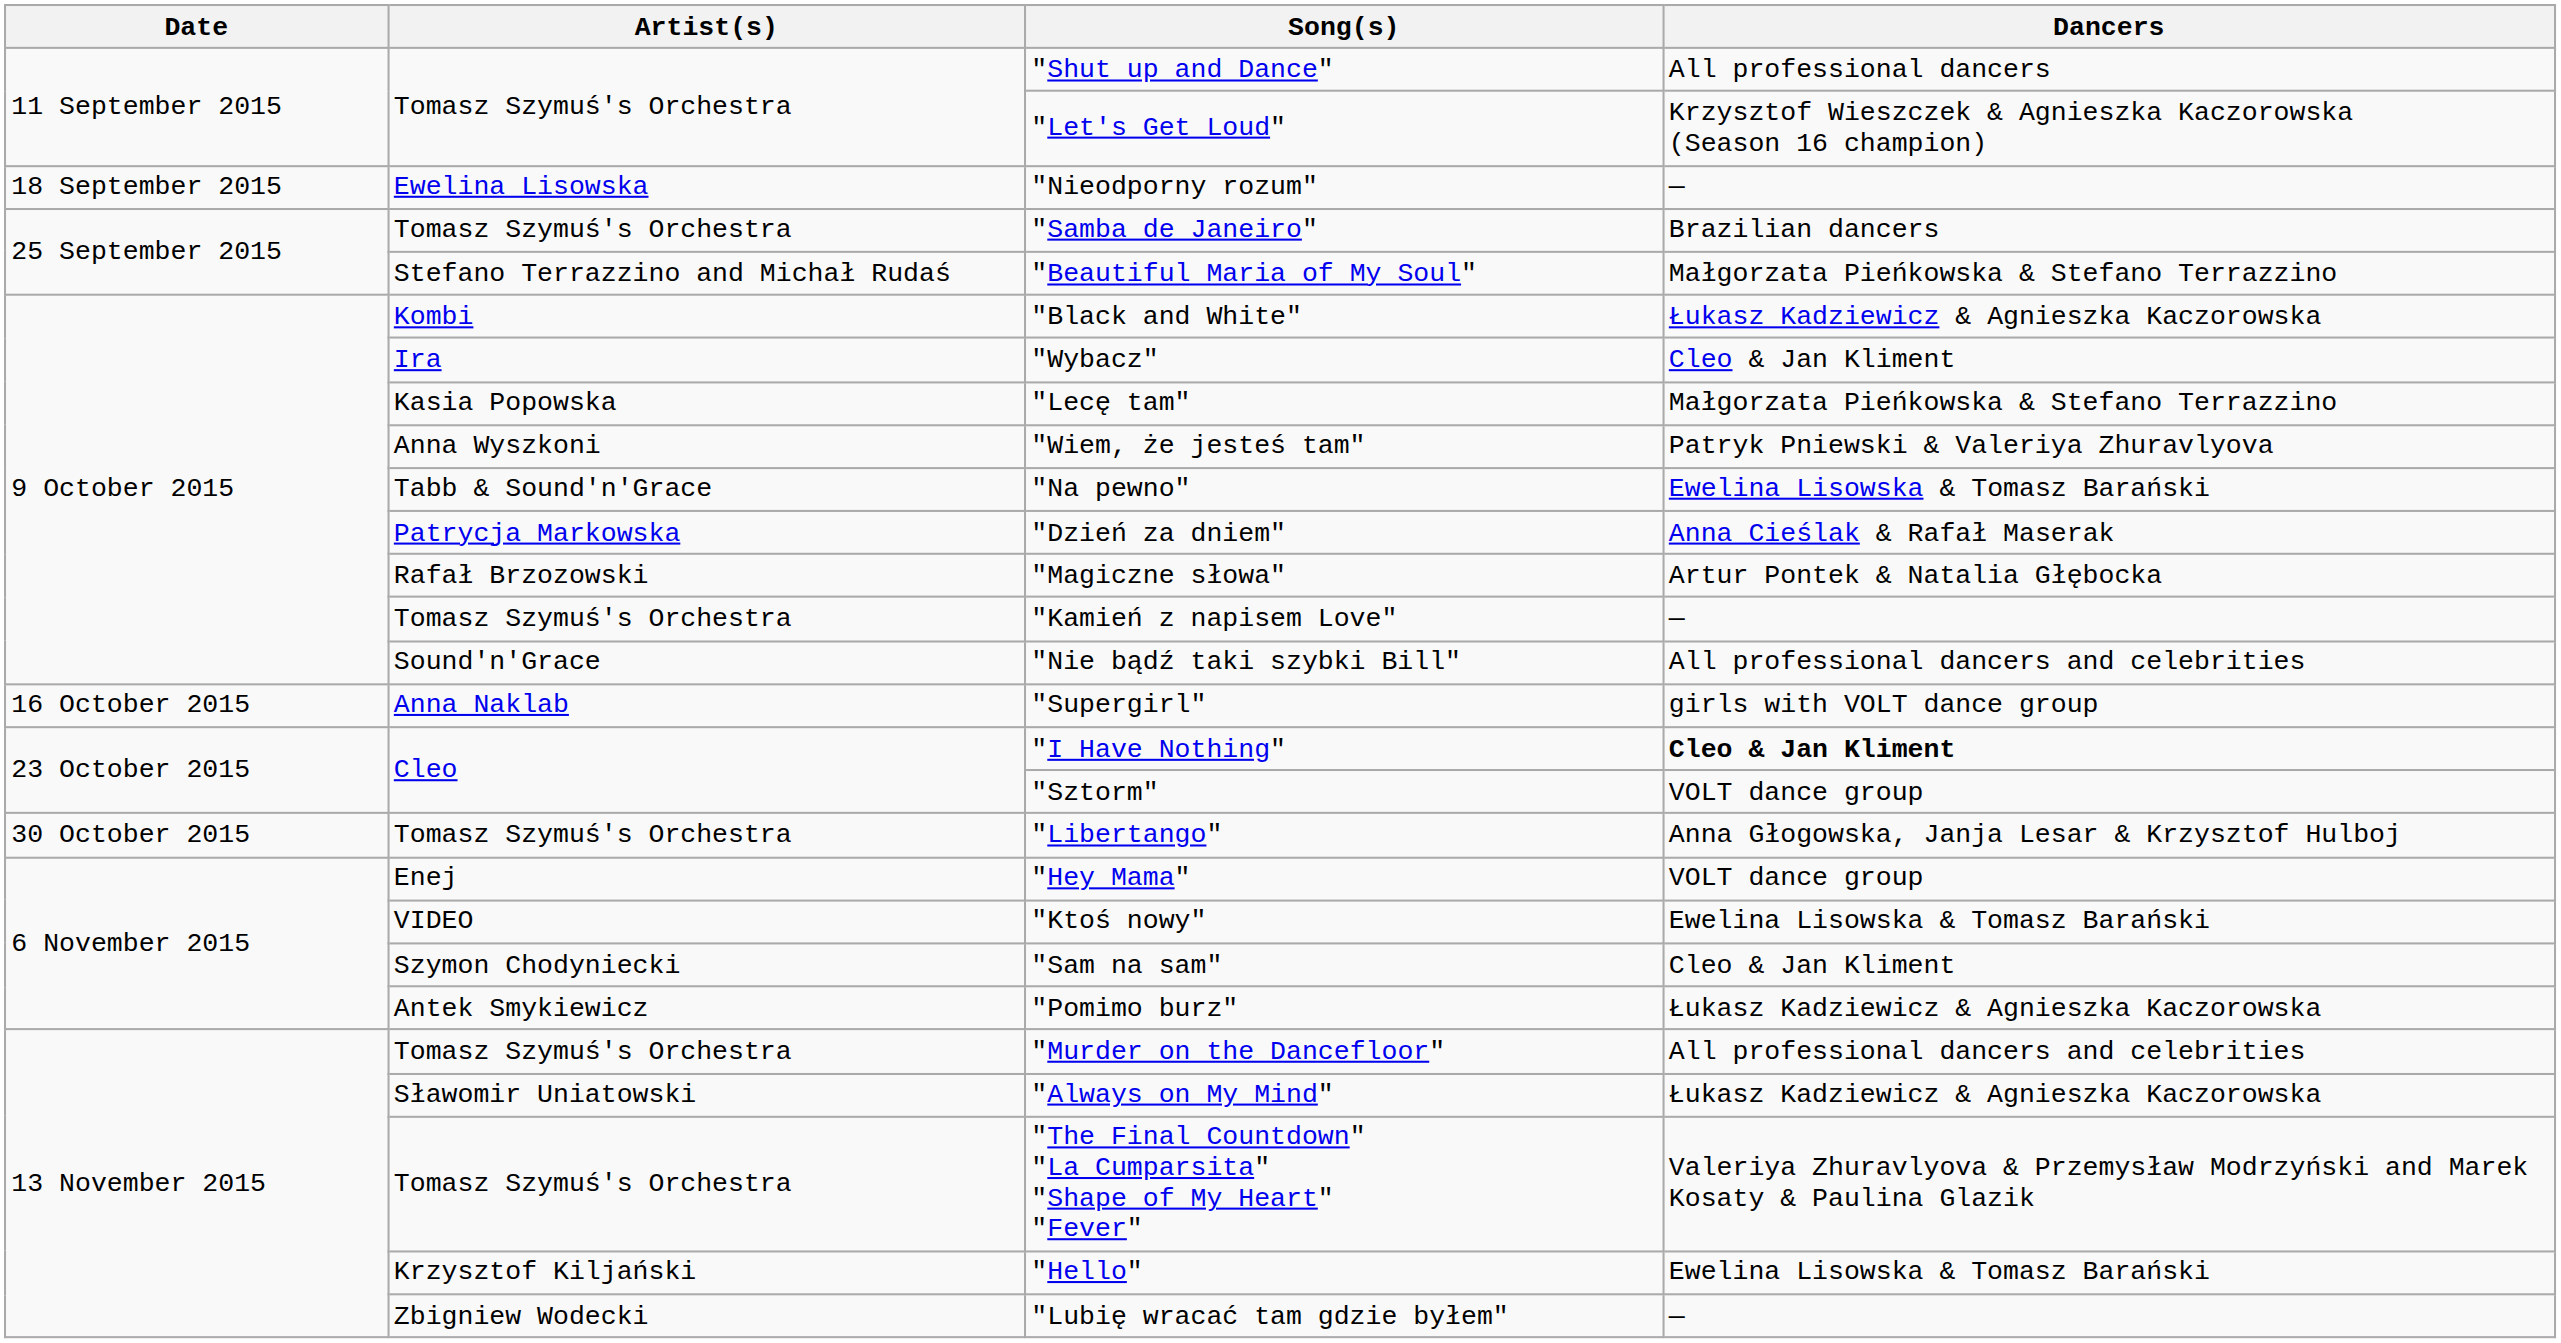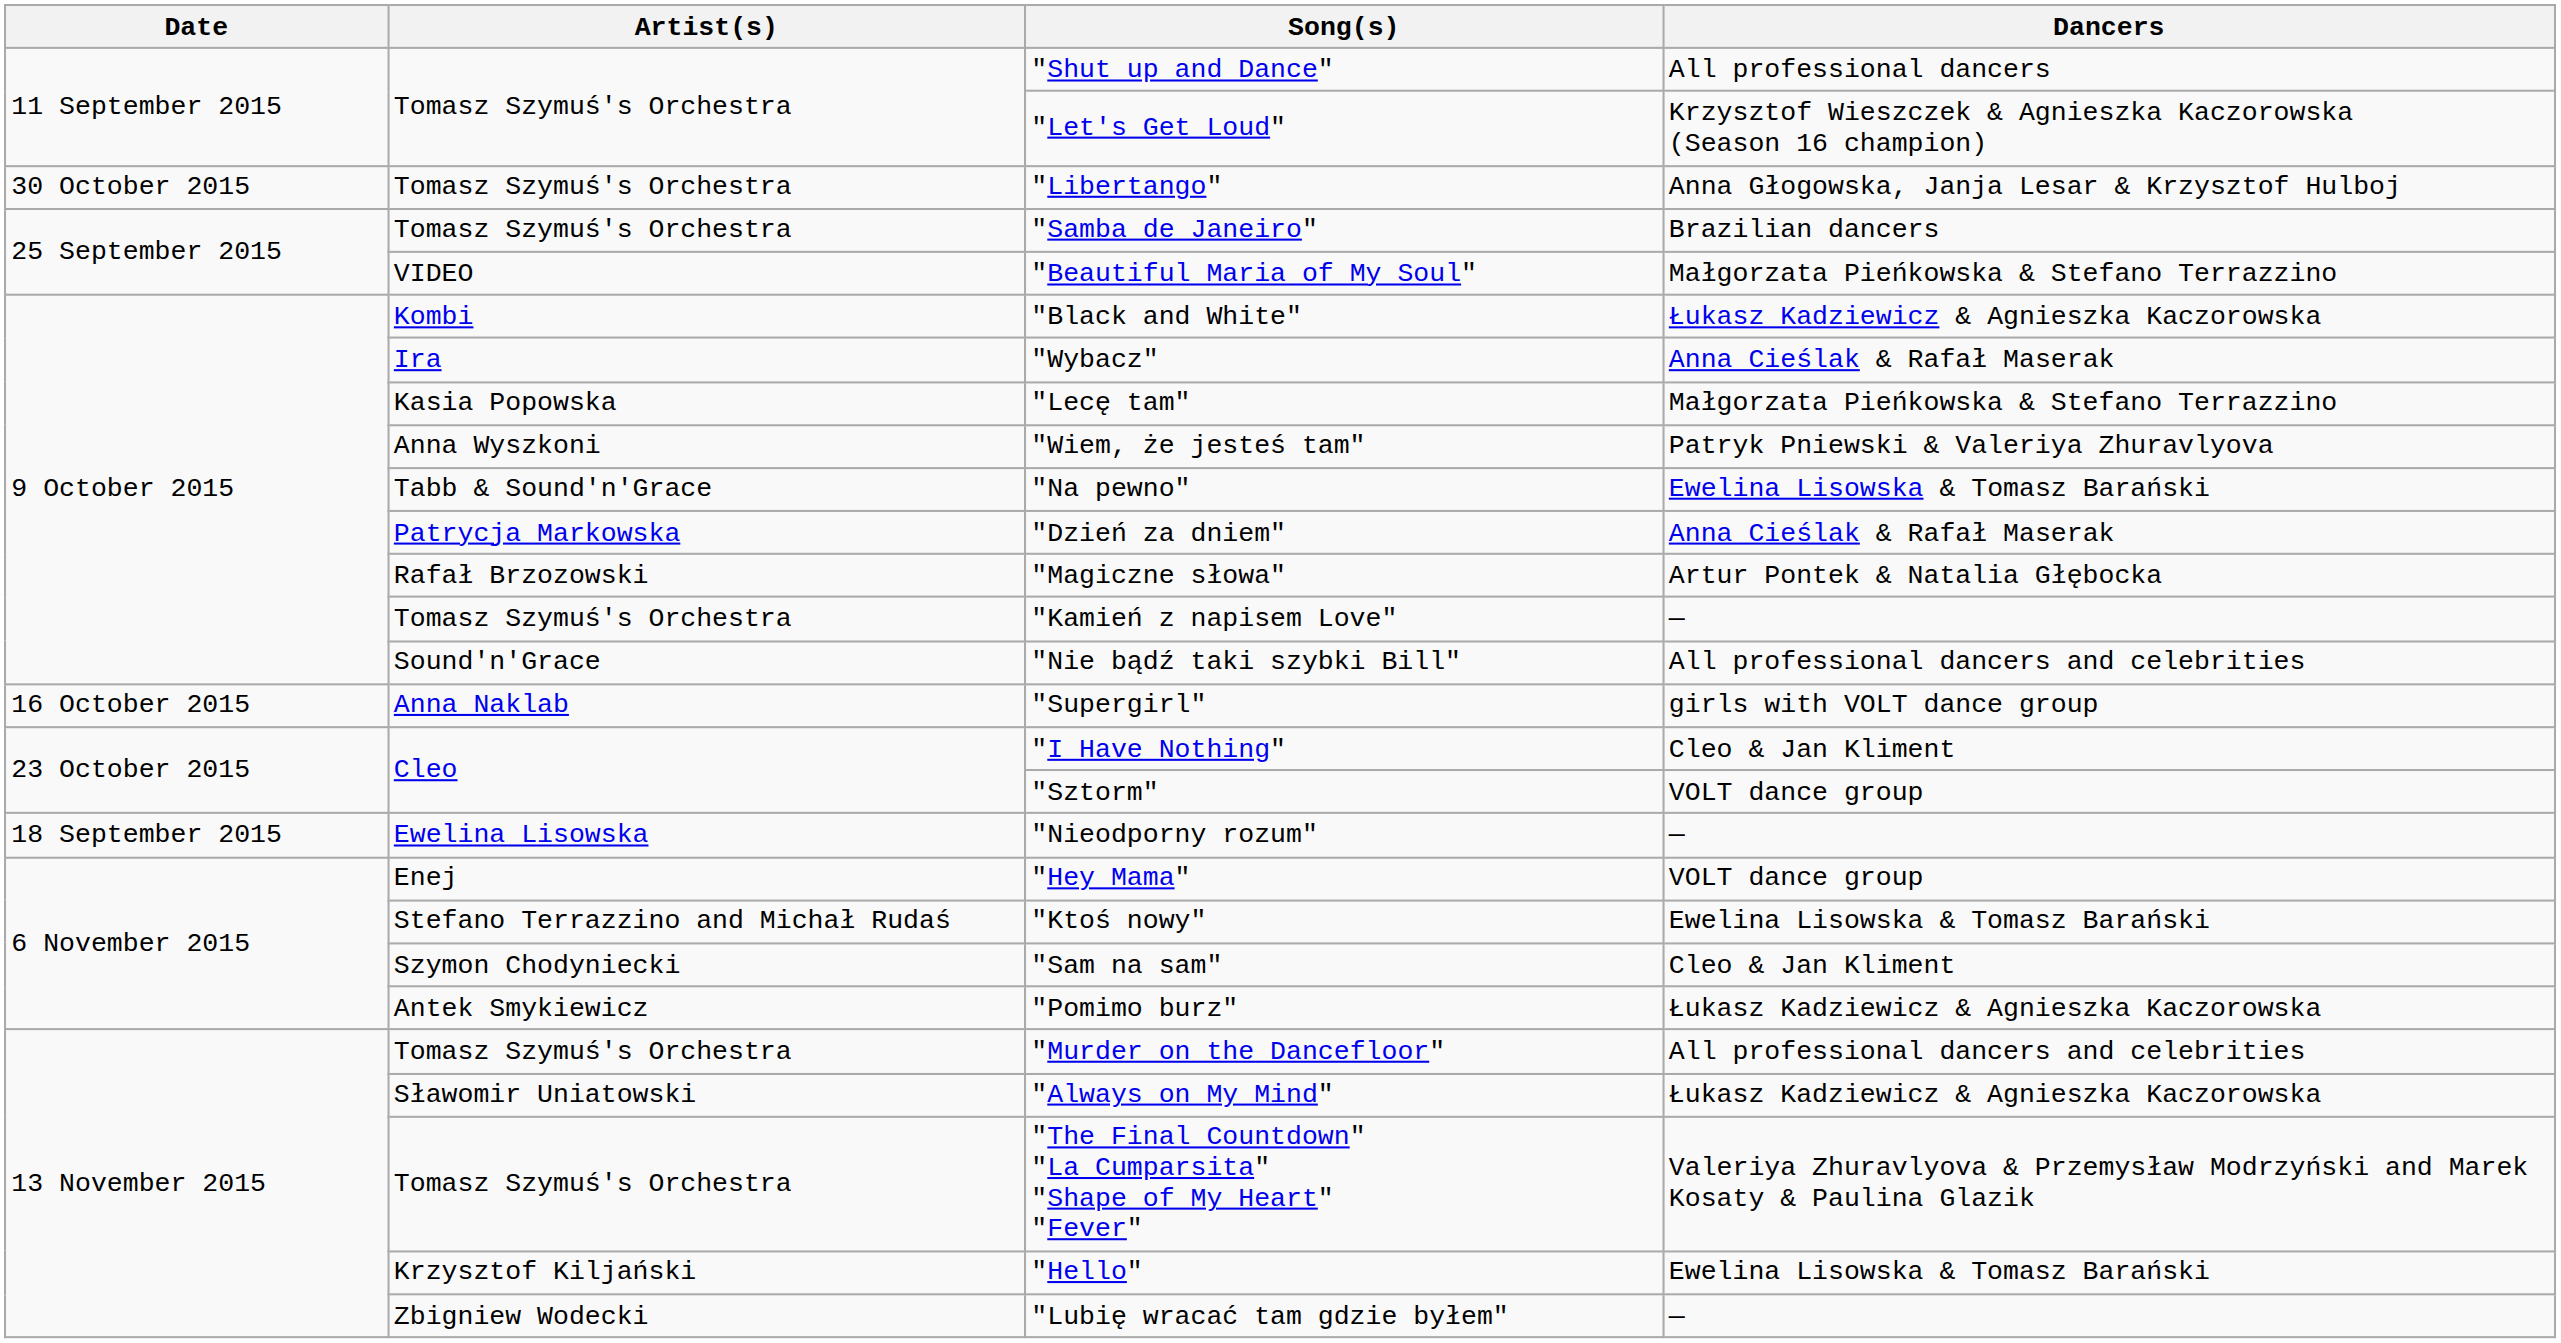rows swapped: (1175, 187) <-> (1127, 835)
(672, 273) Stefano Terrazzino and Michał Rudaś -> (434, 273) VIDEO
(1812, 360) Cleo & Jan Kliment -> (1892, 360) Anna Cieślak & Rafał Maserak
(1812, 749) bold -> (1812, 749) normal
(434, 922) VIDEO -> (672, 922) Stefano Terrazzino and Michał Rudaś
